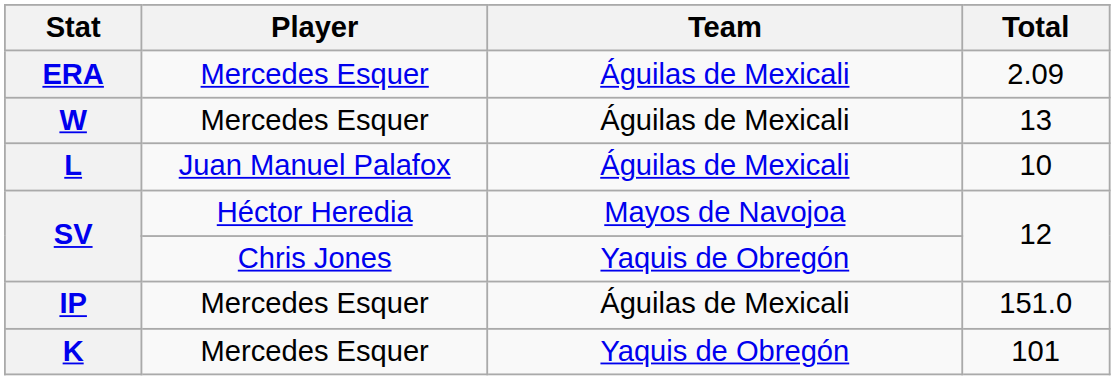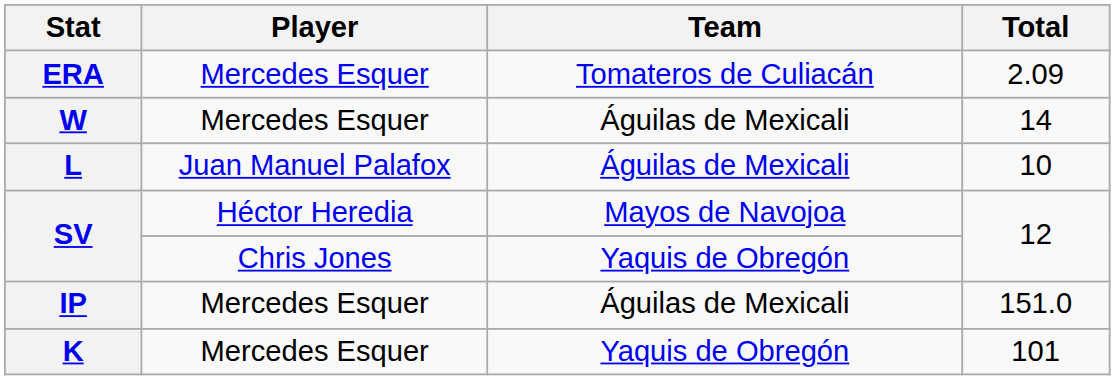(725, 73) Águilas de Mexicali -> (725, 73) Tomateros de Culiacán
(1036, 119) 13 -> (1036, 119) 14
